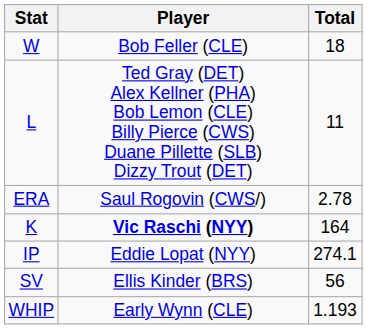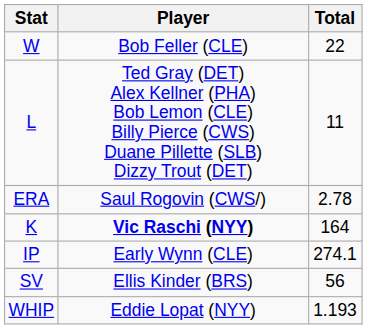(335, 45) 18 -> (335, 45) 22
(183, 254) Eddie Lopat (NYY) -> (183, 254) Early Wynn (CLE)
(183, 310) Early Wynn (CLE) -> (183, 310) Eddie Lopat (NYY)
